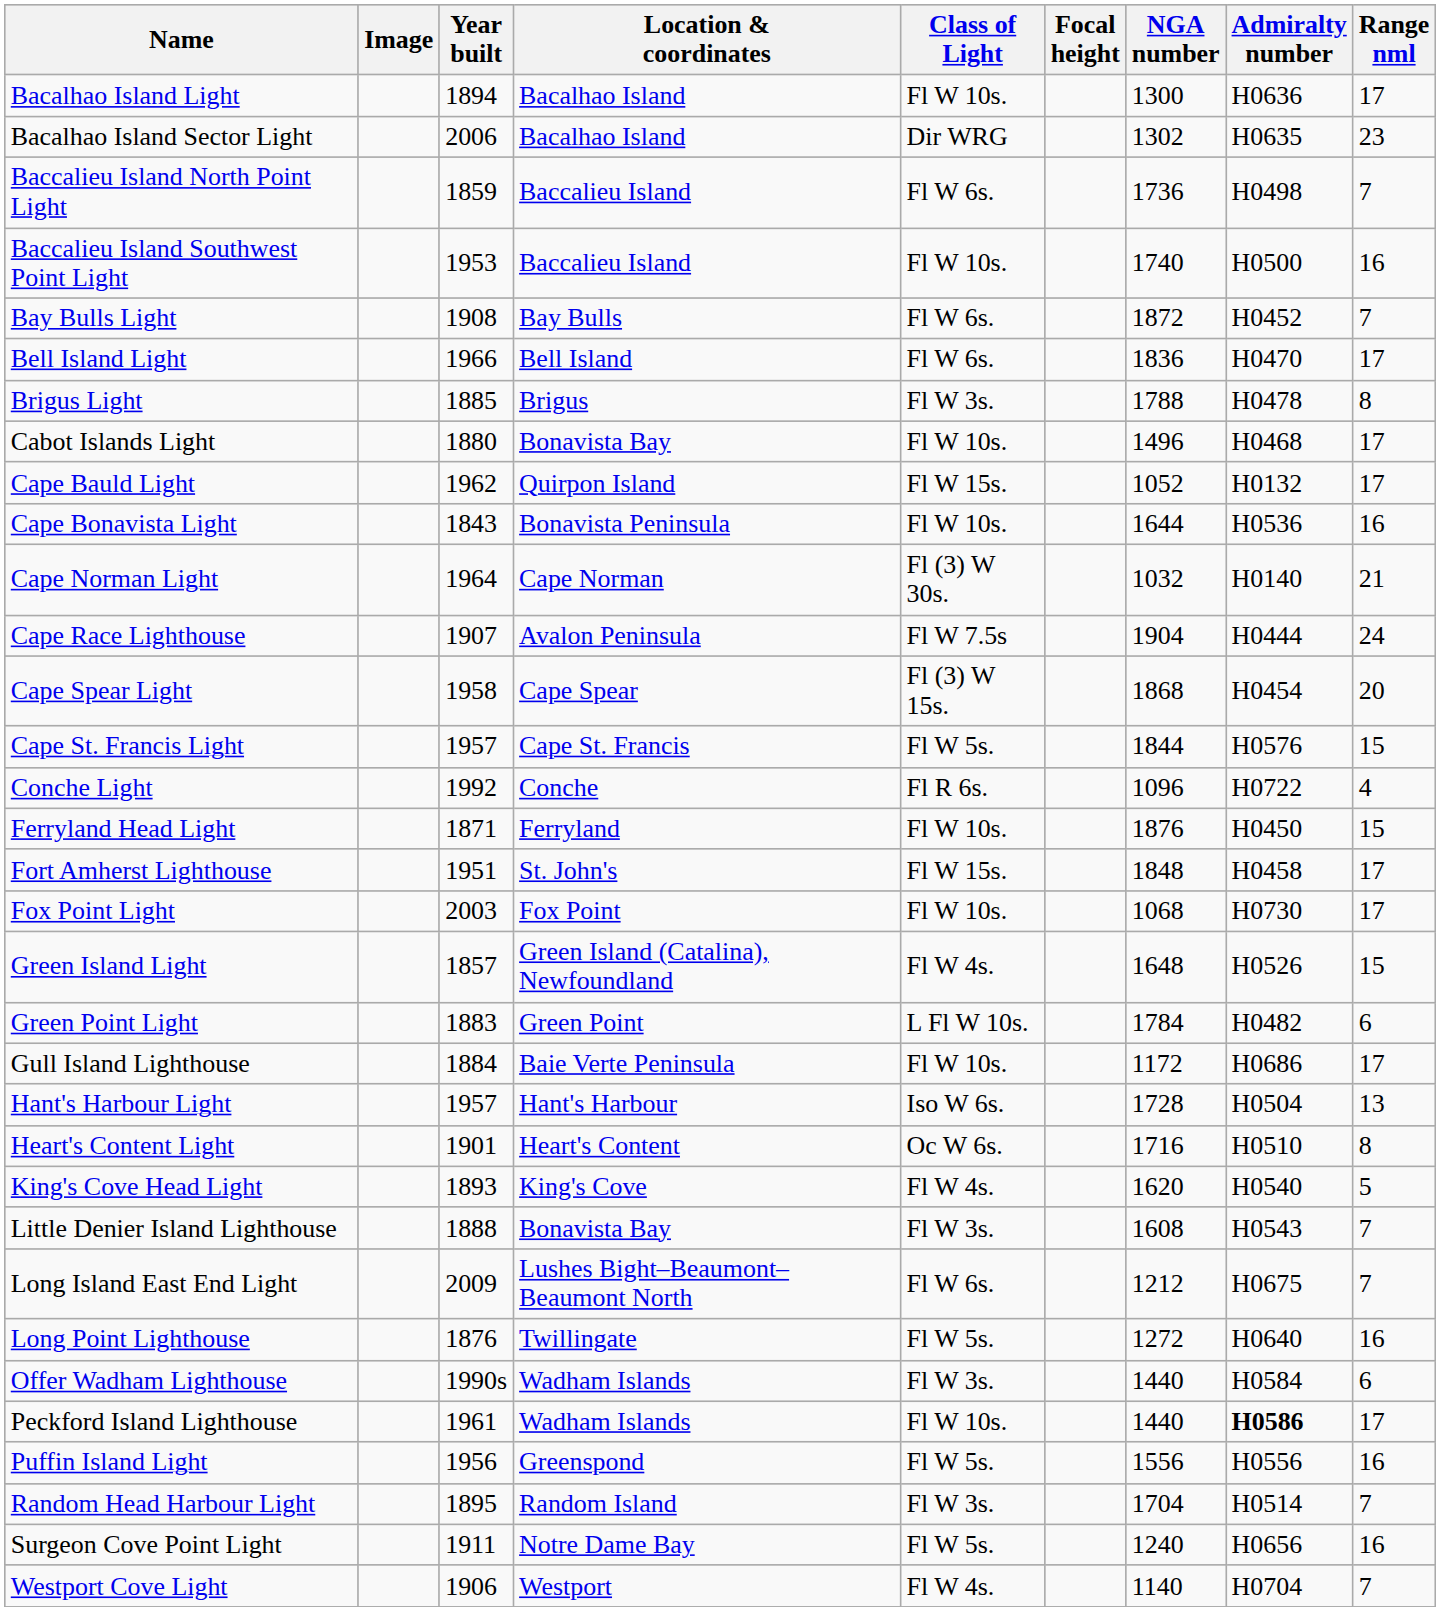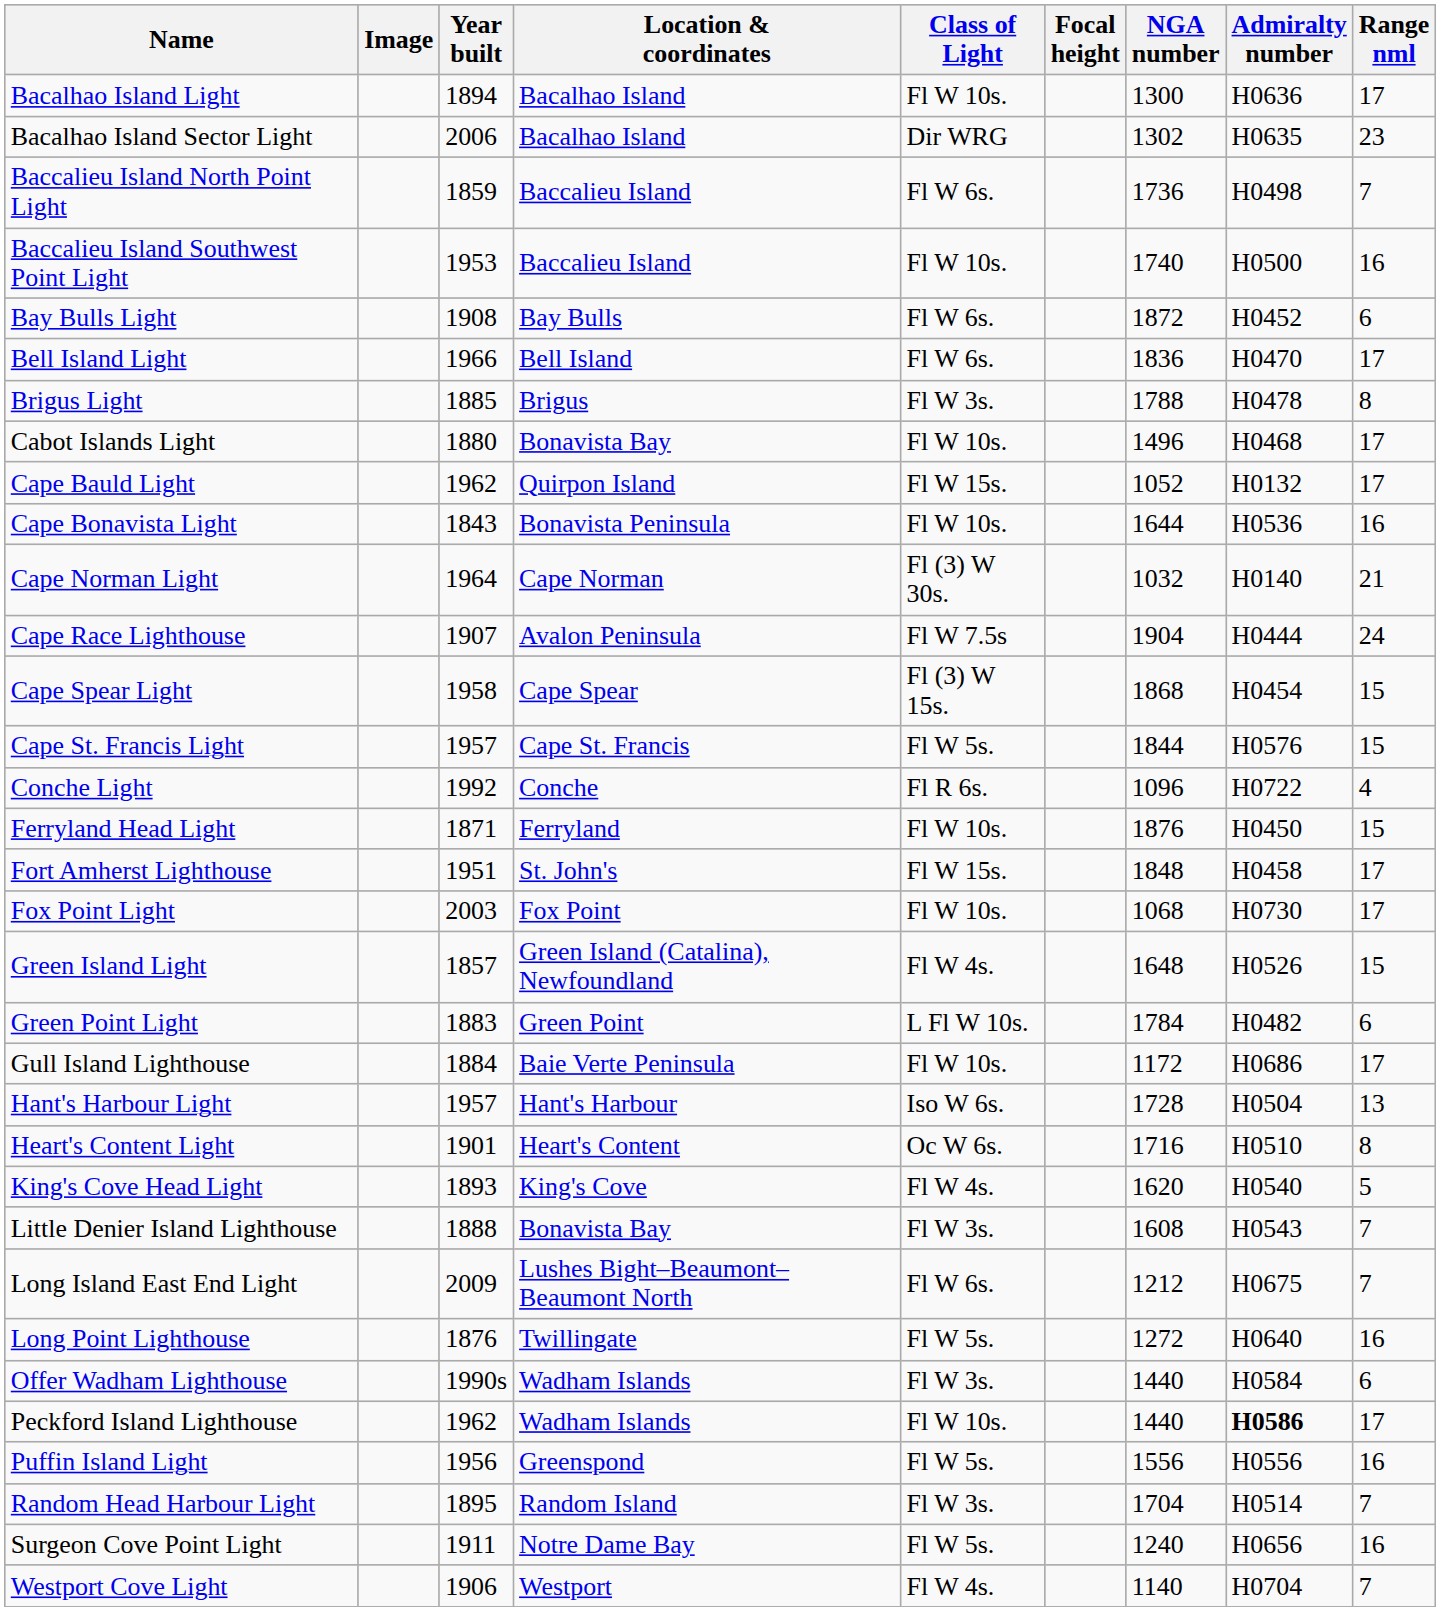(1365, 318) 7 -> (1365, 318) 6
(1372, 690) 20 -> (1372, 690) 15
(471, 1421) 1961 -> (471, 1421) 1962
